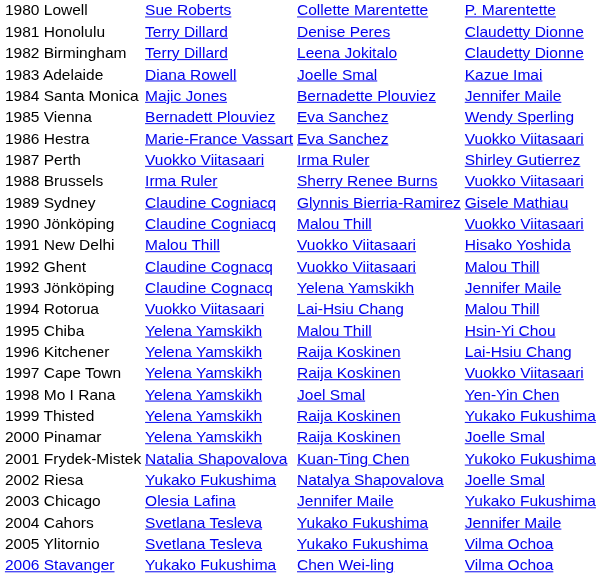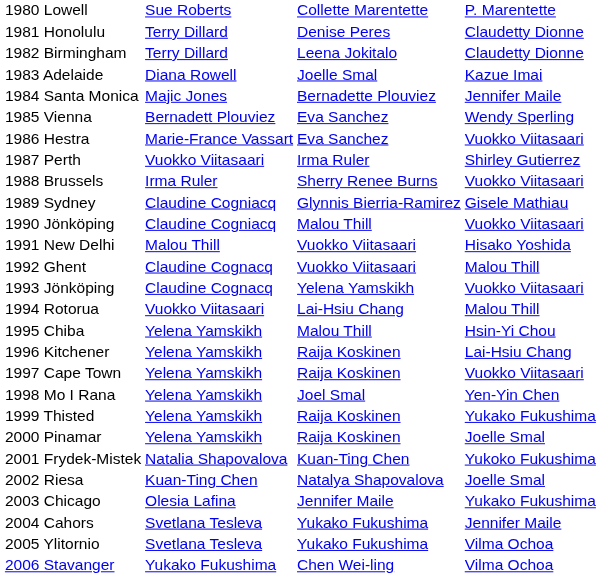(513, 288) Jennifer Maile -> (524, 288) Vuokko Viitasaari
(211, 480) Yukako Fukushima -> (201, 480) Kuan-Ting Chen
